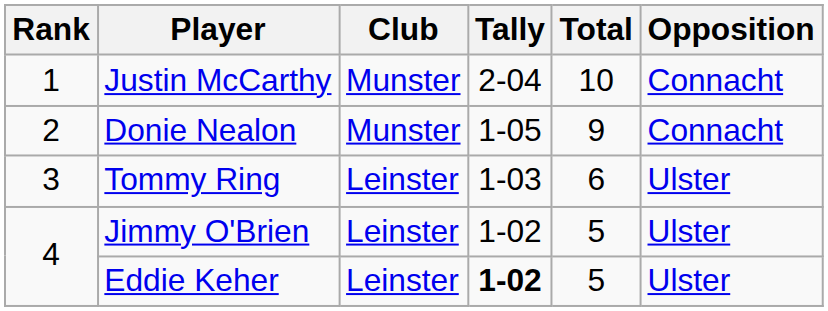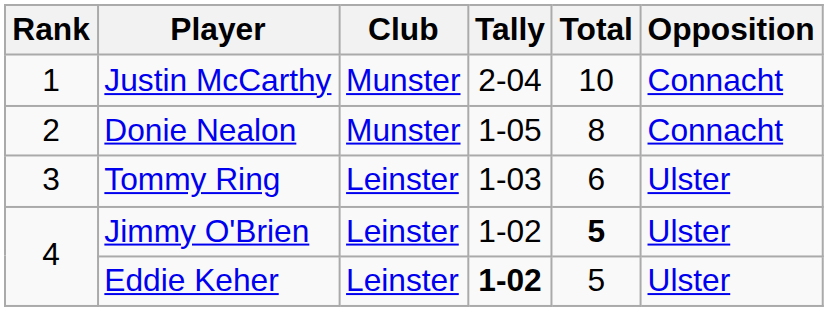(596, 130) 9 -> (596, 130) 8
(596, 230) normal -> (596, 230) bold
